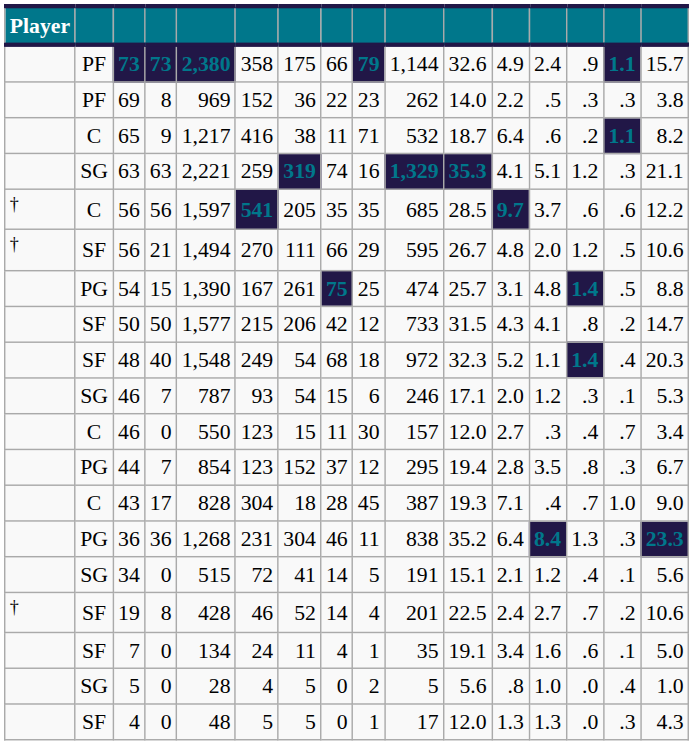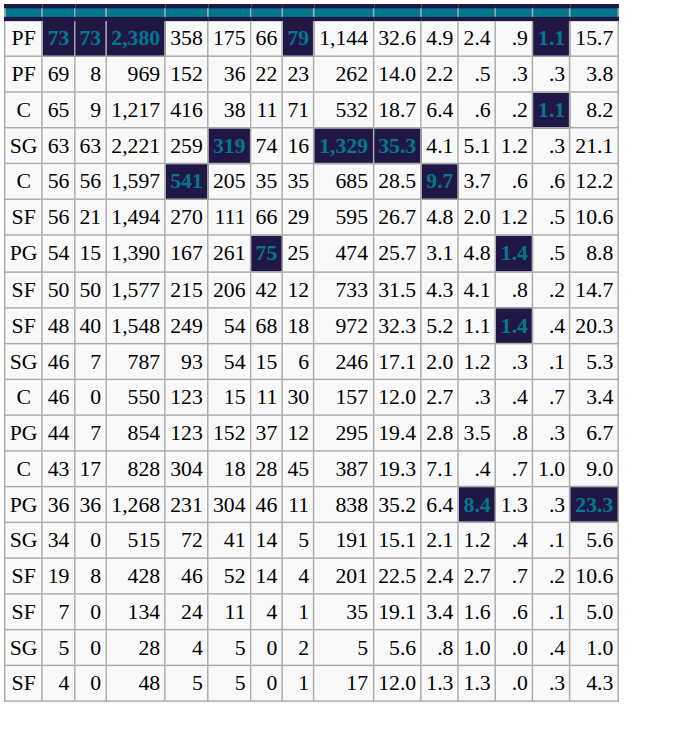- column: (40, 25)
